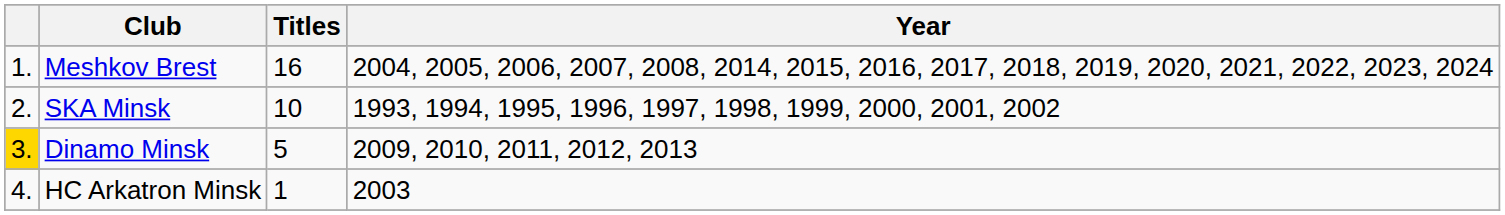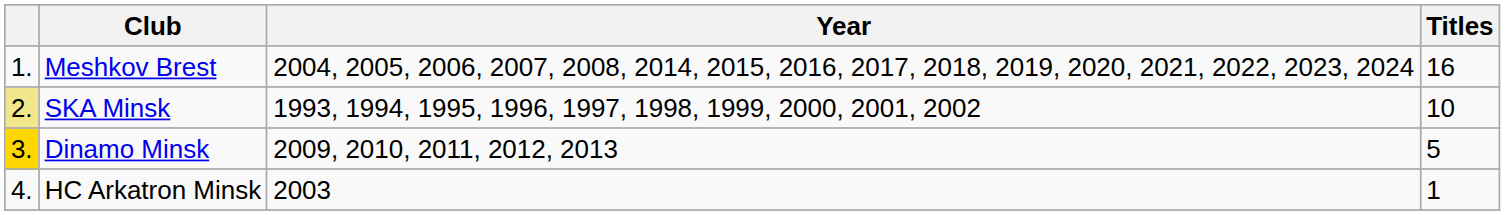columns swapped: (307, 26) <-> (923, 26)
(22, 108) no background -> (22, 108) khaki background
